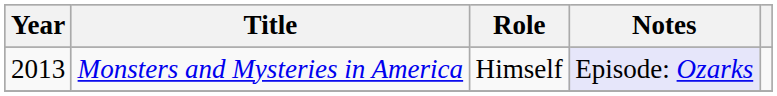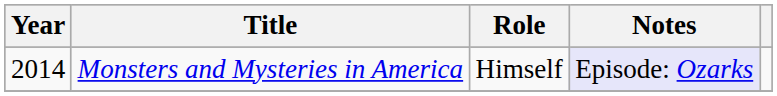(38, 68) 2013 -> (38, 68) 2014
